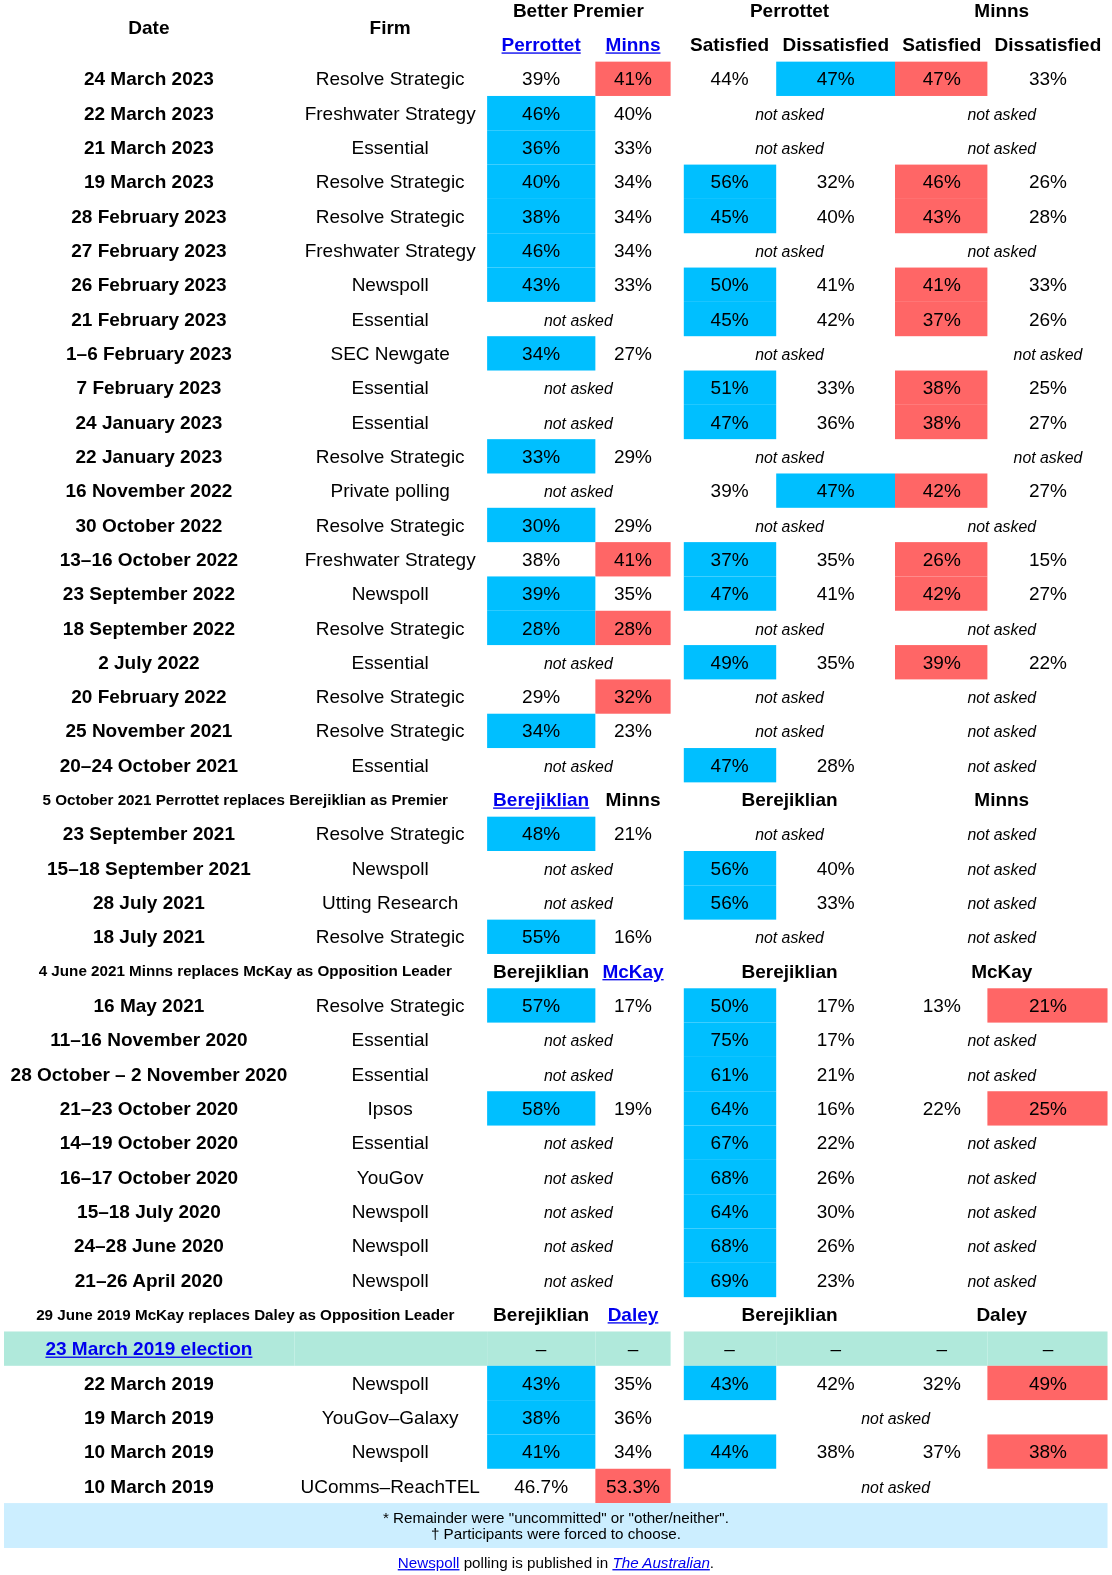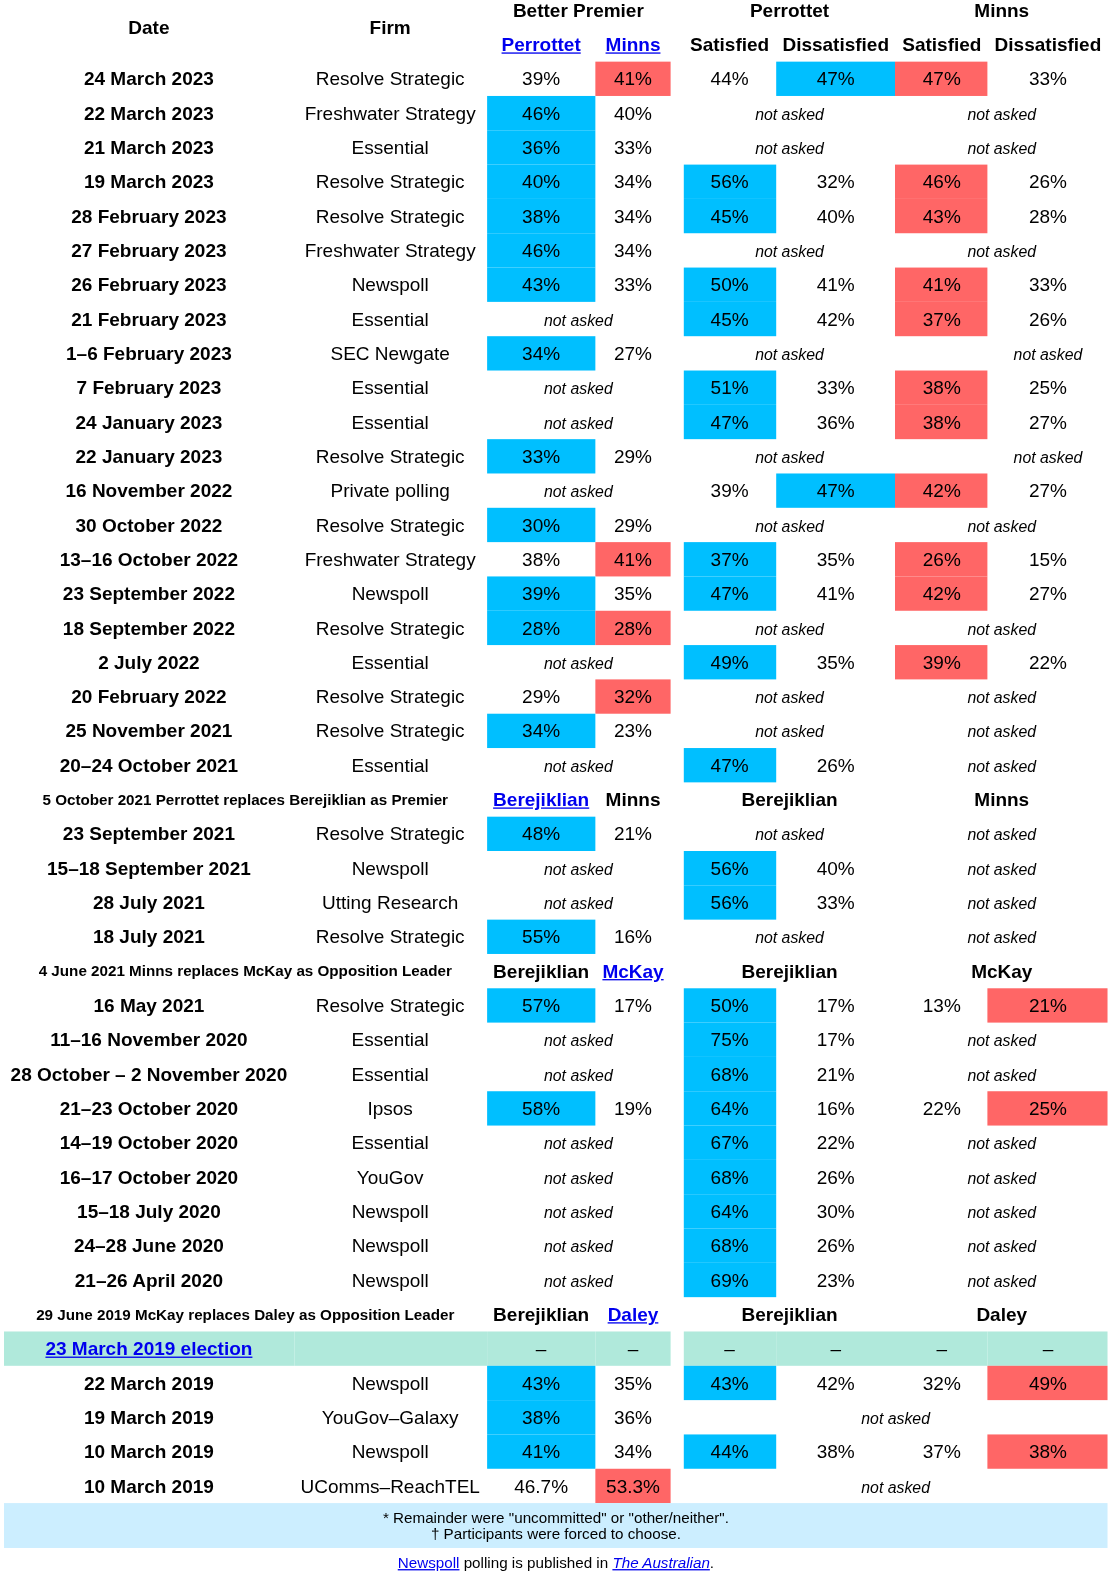(836, 765) 28% -> (836, 765) 26%
(730, 1074) 61% -> (730, 1074) 68%
